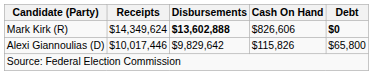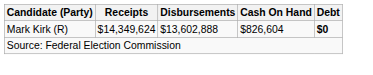(201, 29) bold -> (189, 29) normal
(273, 29) $826,606 -> (262, 29) $826,604
- row: (56, 45)
